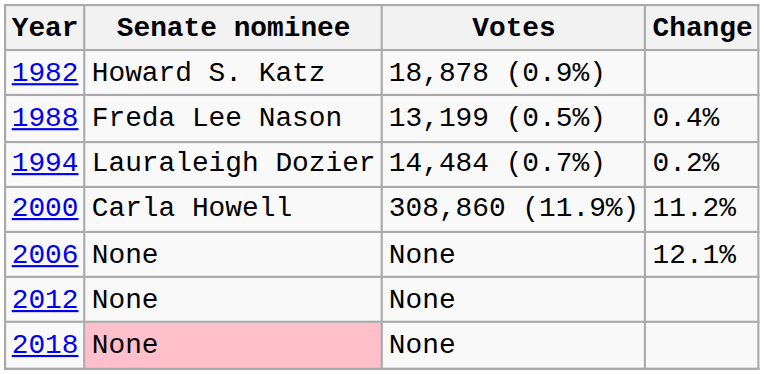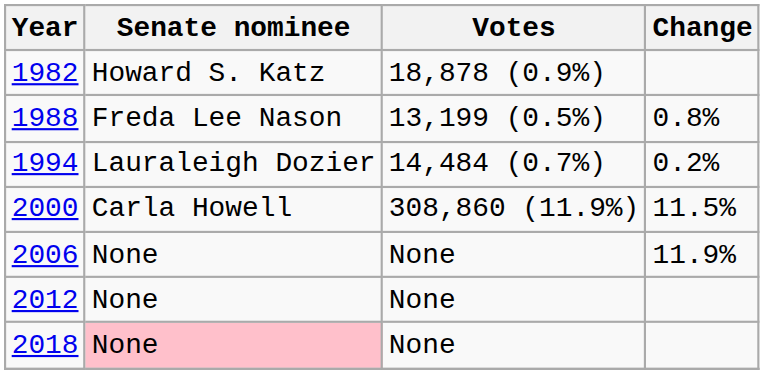(686, 118) 0.4% -> (686, 118) 0.8%
(694, 209) 11.2% -> (694, 209) 11.5%
(694, 254) 12.1% -> (694, 254) 11.9%
